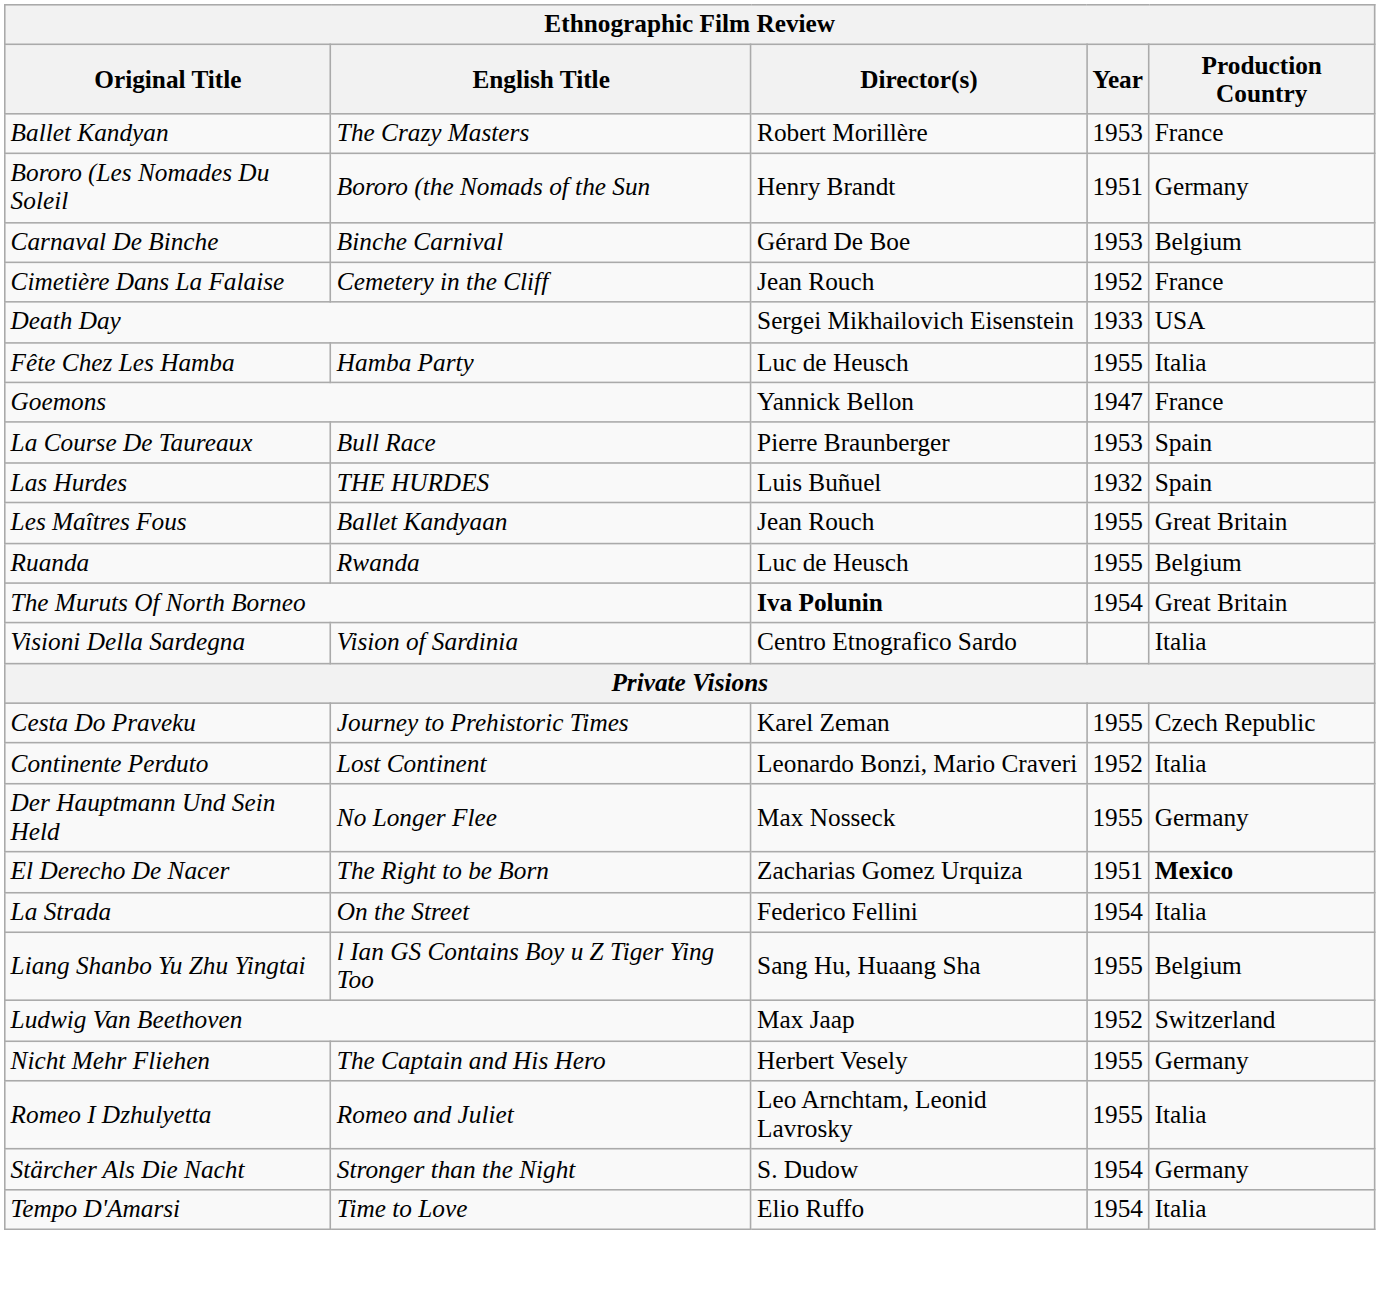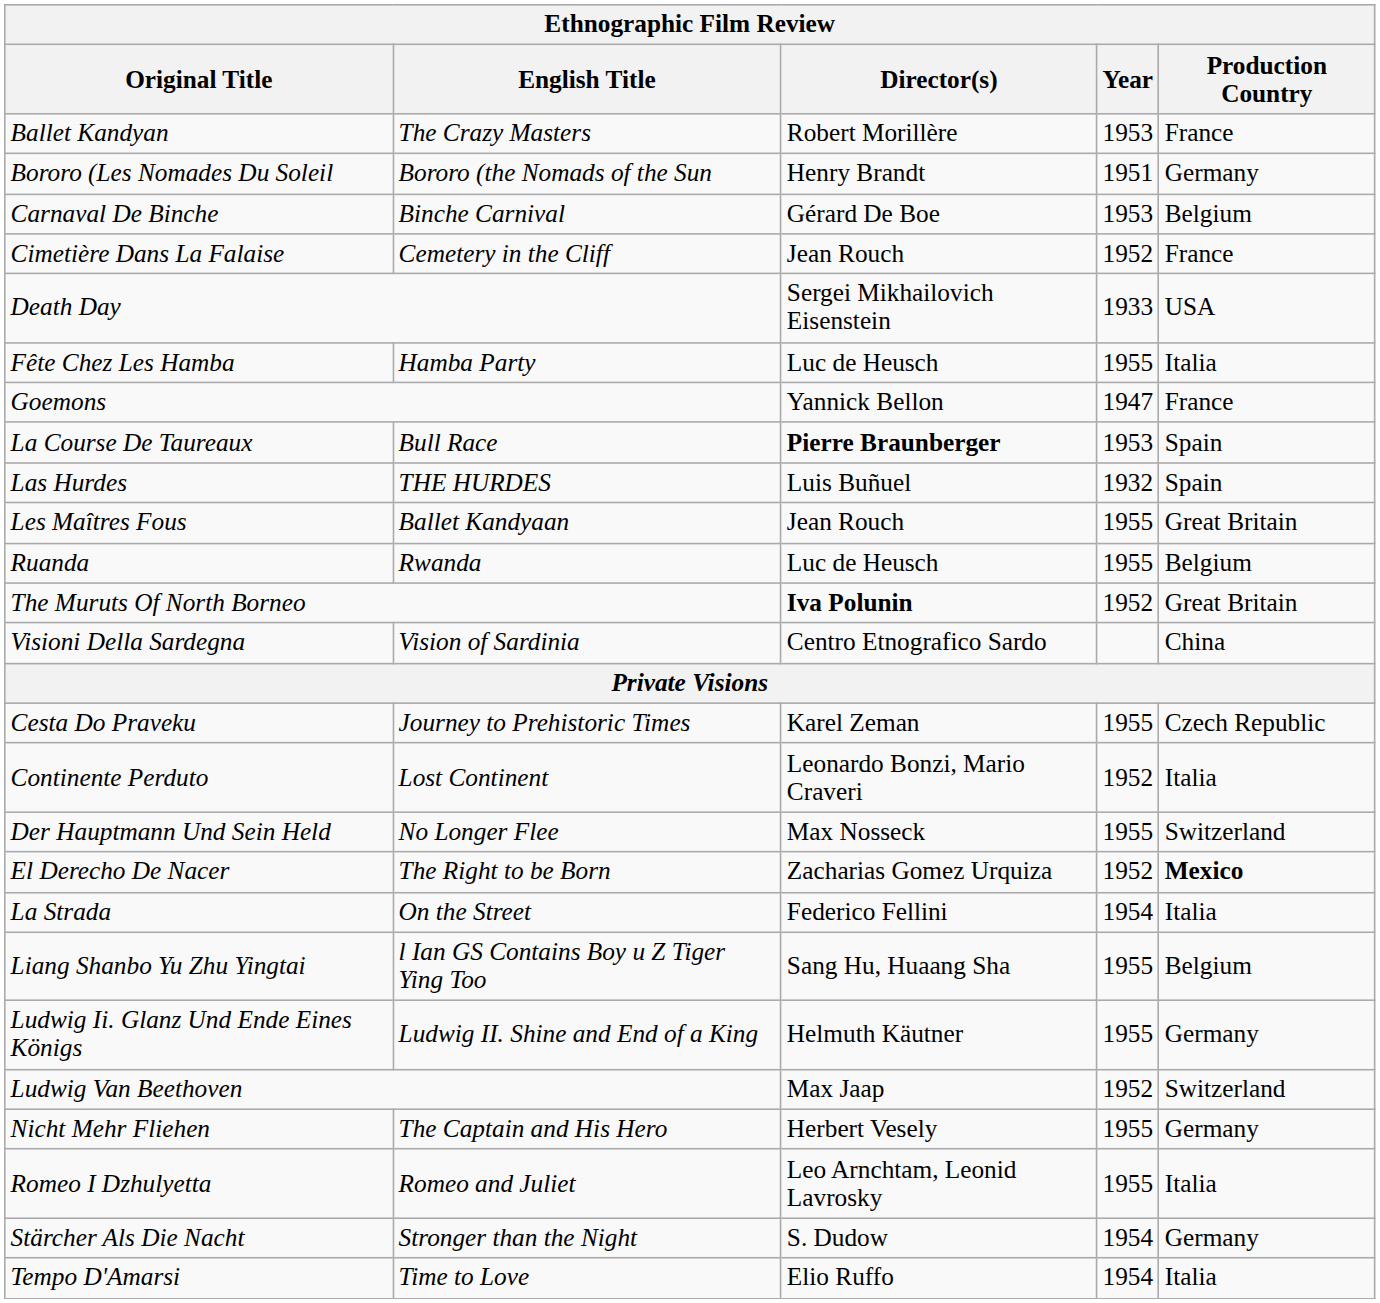(853, 442) normal -> (894, 442) bold
(1118, 602) 1954 -> (1128, 602) 1952
(1181, 642) Italia -> (1195, 642) China
(1202, 817) Germany -> (1225, 831) Switzerland
(1118, 871) 1951 -> (1128, 871) 1952
+ row: (181, 1034)
